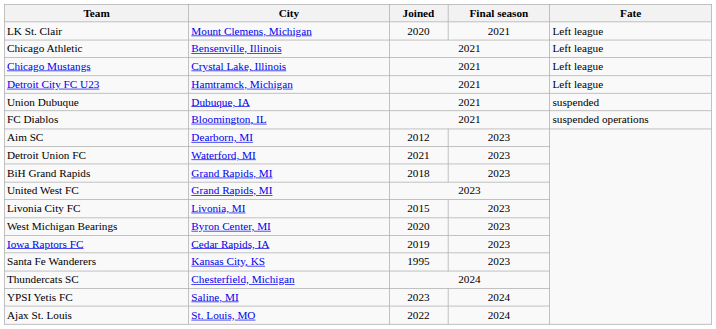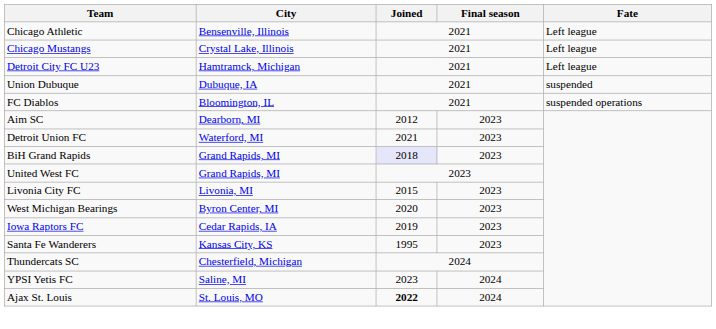- row: (34, 31)
(418, 173) no background -> (407, 155) lavender background
(418, 315) normal -> (407, 297) bold
